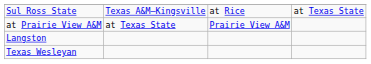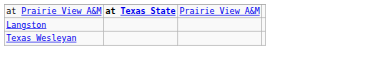- row: (41, 11)
(141, 25) normal -> (141, 11) bold
